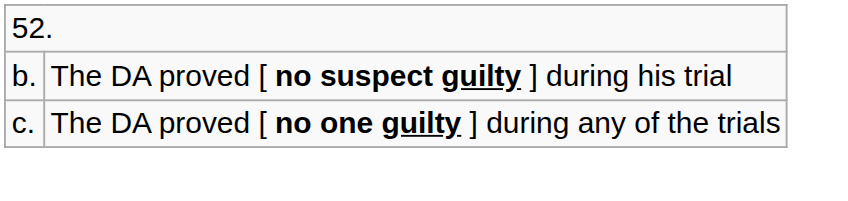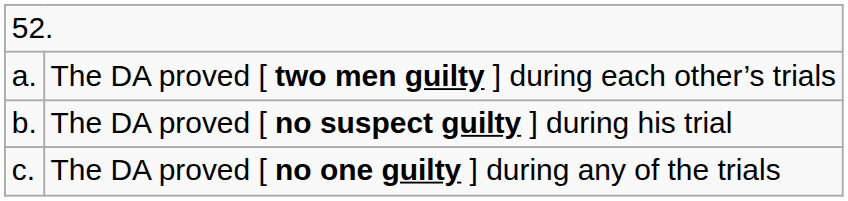+ row: (443, 75)
